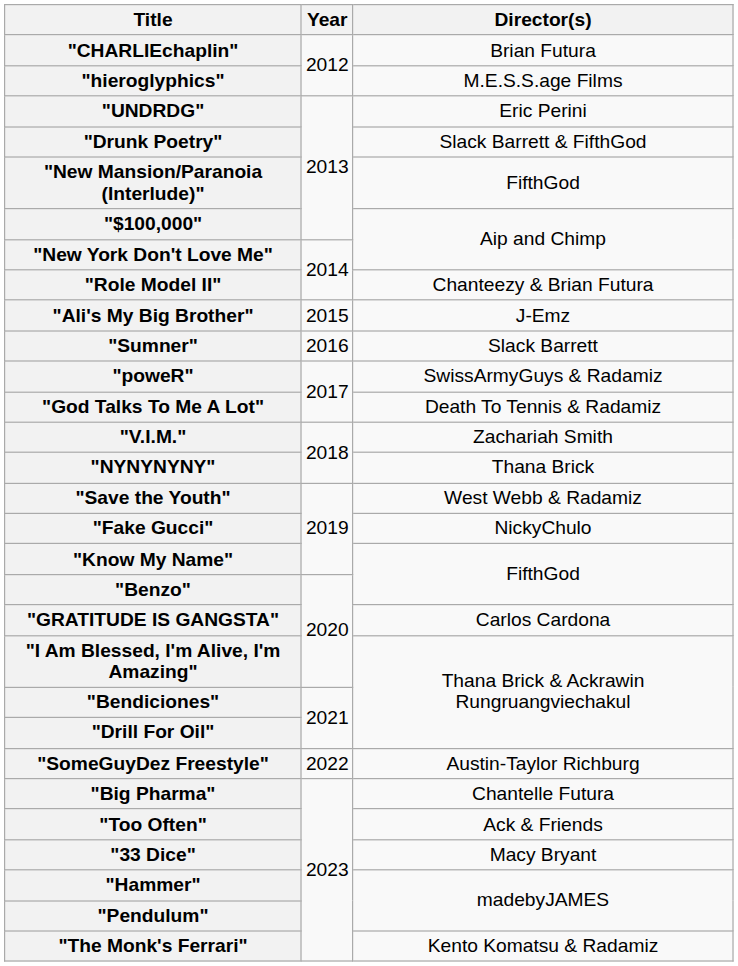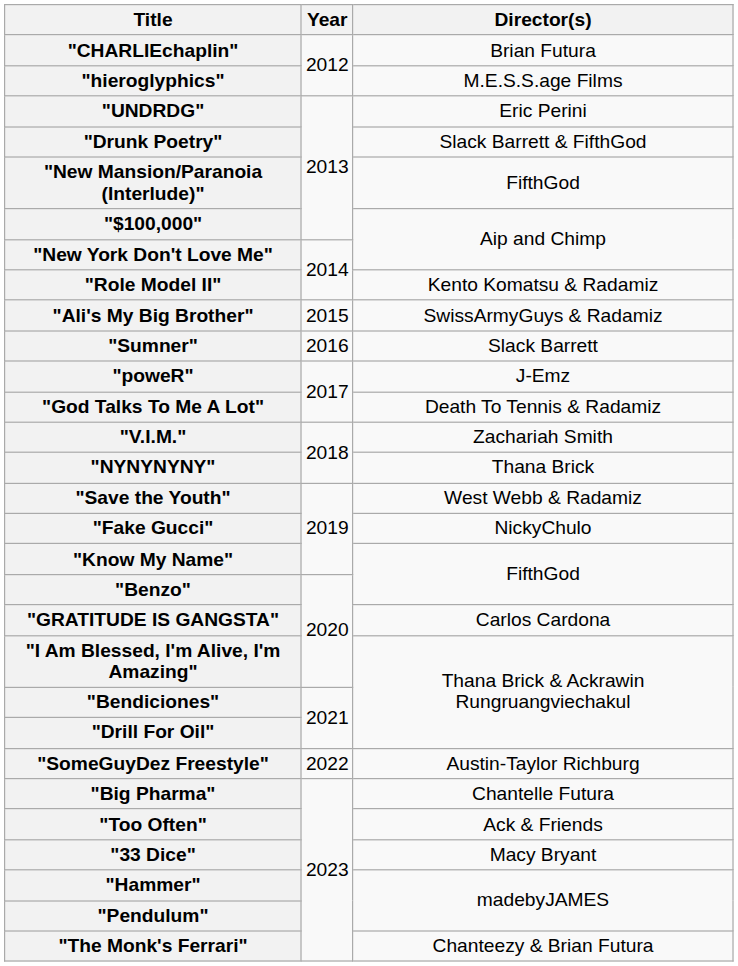(543, 284) Chanteezy & Brian Futura -> (543, 284) Kento Komatsu & Radamiz
(543, 315) J-Emz -> (543, 315) SwissArmyGuys & Radamiz
(543, 376) SwissArmyGuys & Radamiz -> (543, 376) J-Emz
(543, 945) Kento Komatsu & Radamiz -> (543, 945) Chanteezy & Brian Futura
